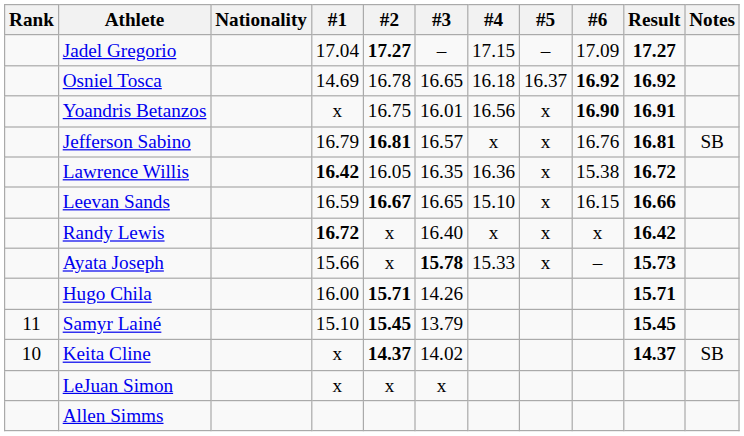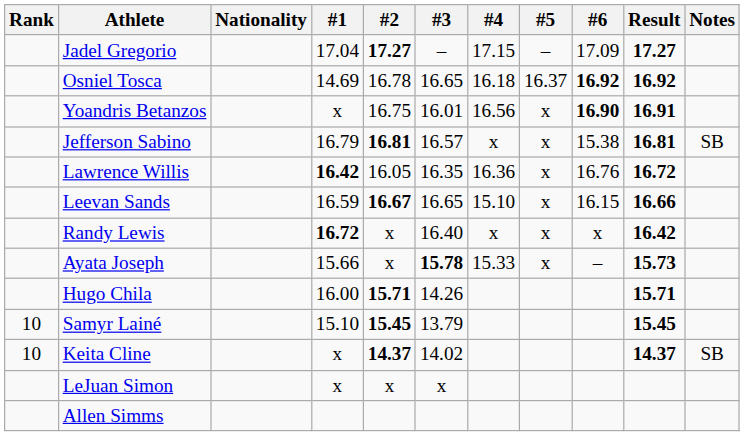(598, 141) 16.76 -> (598, 141) 15.38
(598, 171) 15.38 -> (598, 171) 16.76
(31, 324) 11 -> (31, 324) 10
